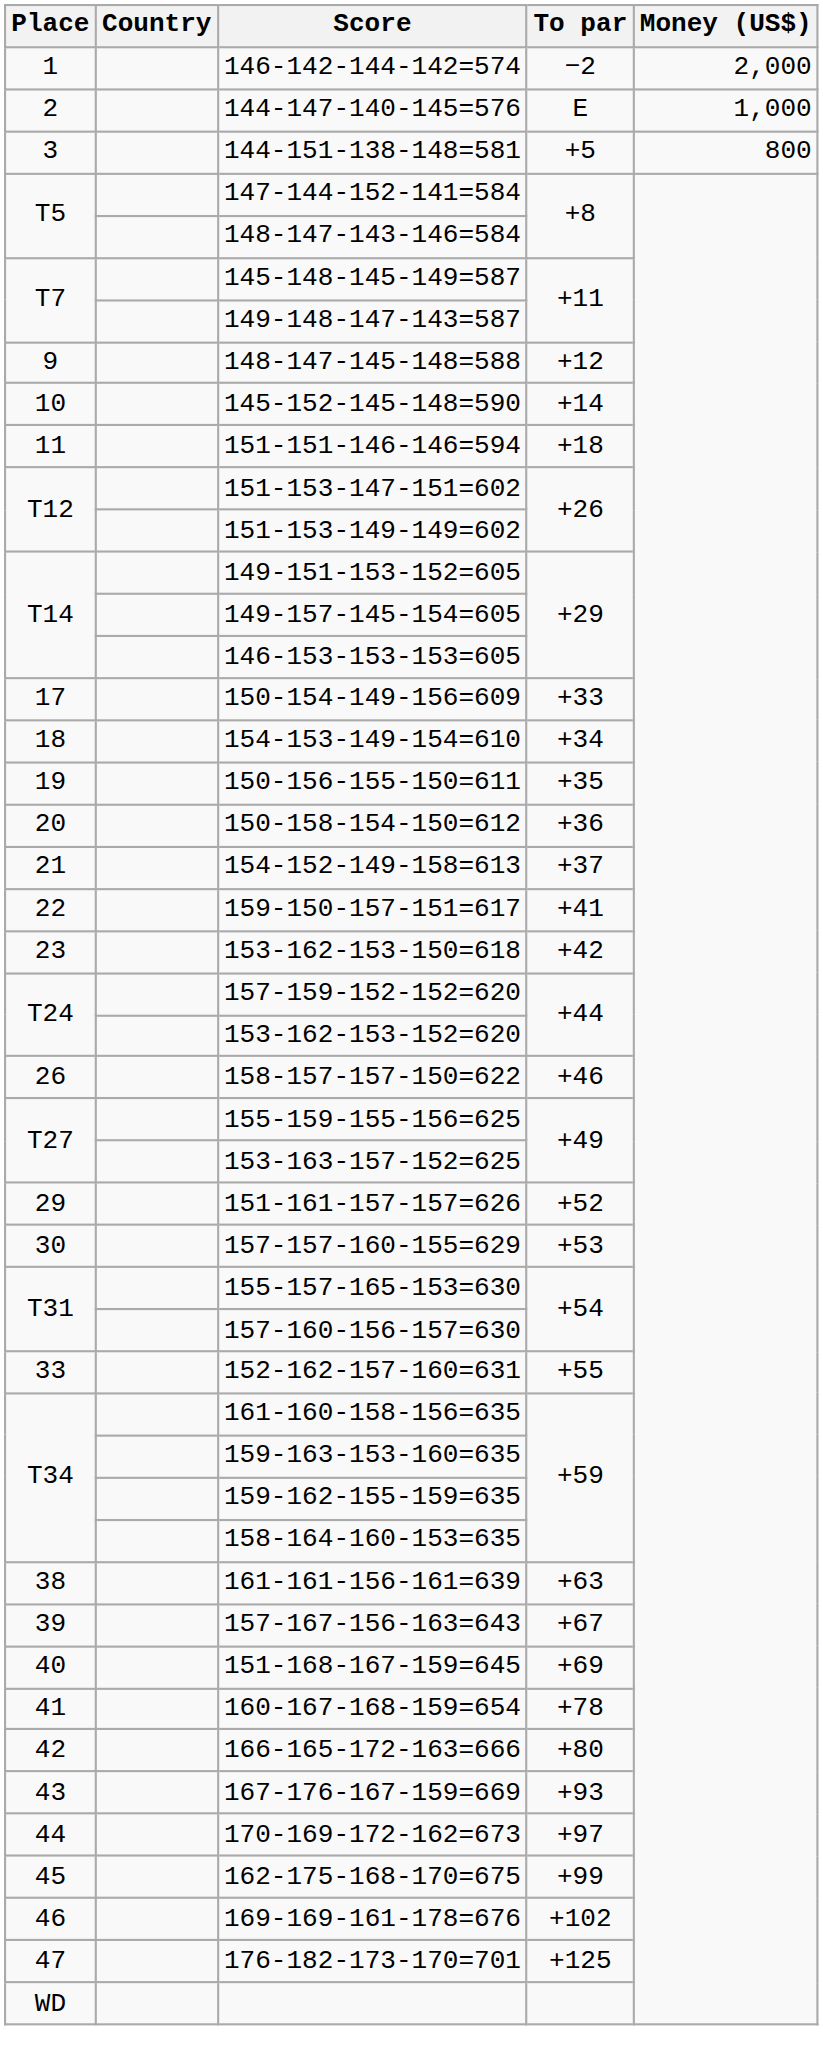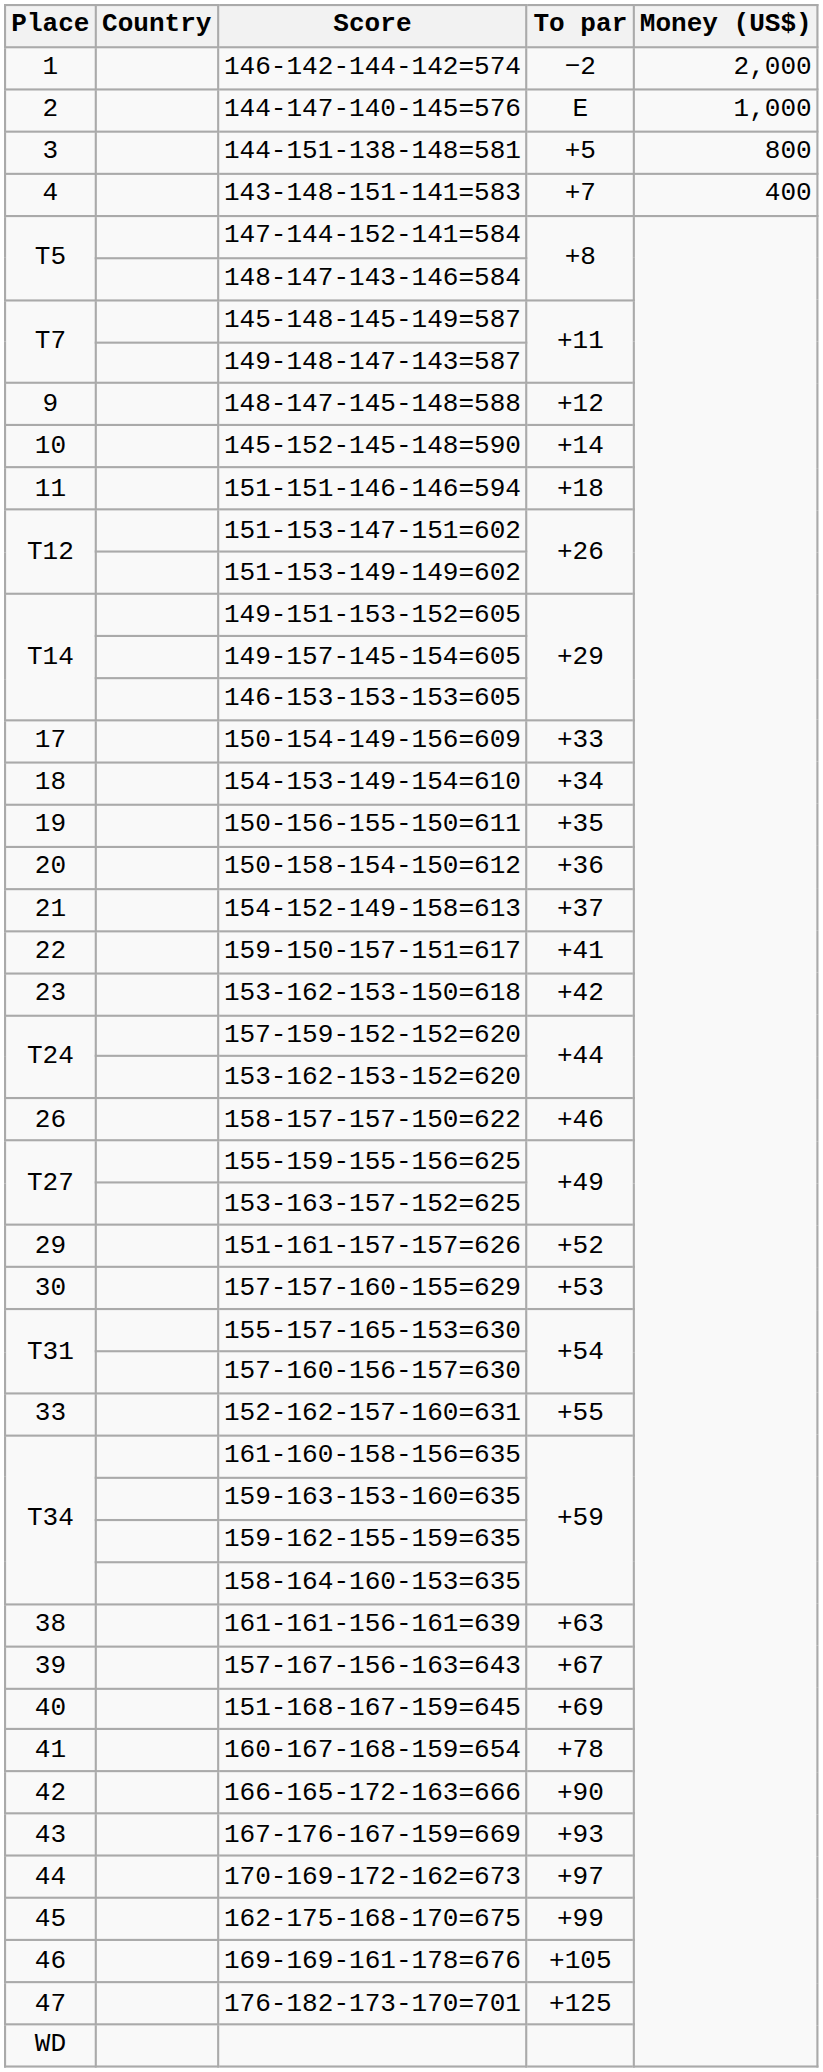+ row: (372, 195)
(580, 1751) +80 -> (580, 1793) +90
(580, 1919) +102 -> (580, 1962) +105
